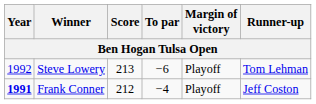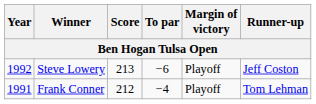(276, 69) Tom Lehman -> (271, 69) Jeff Coston
(19, 89) bold -> (19, 89) normal
(271, 89) Jeff Coston -> (276, 89) Tom Lehman
